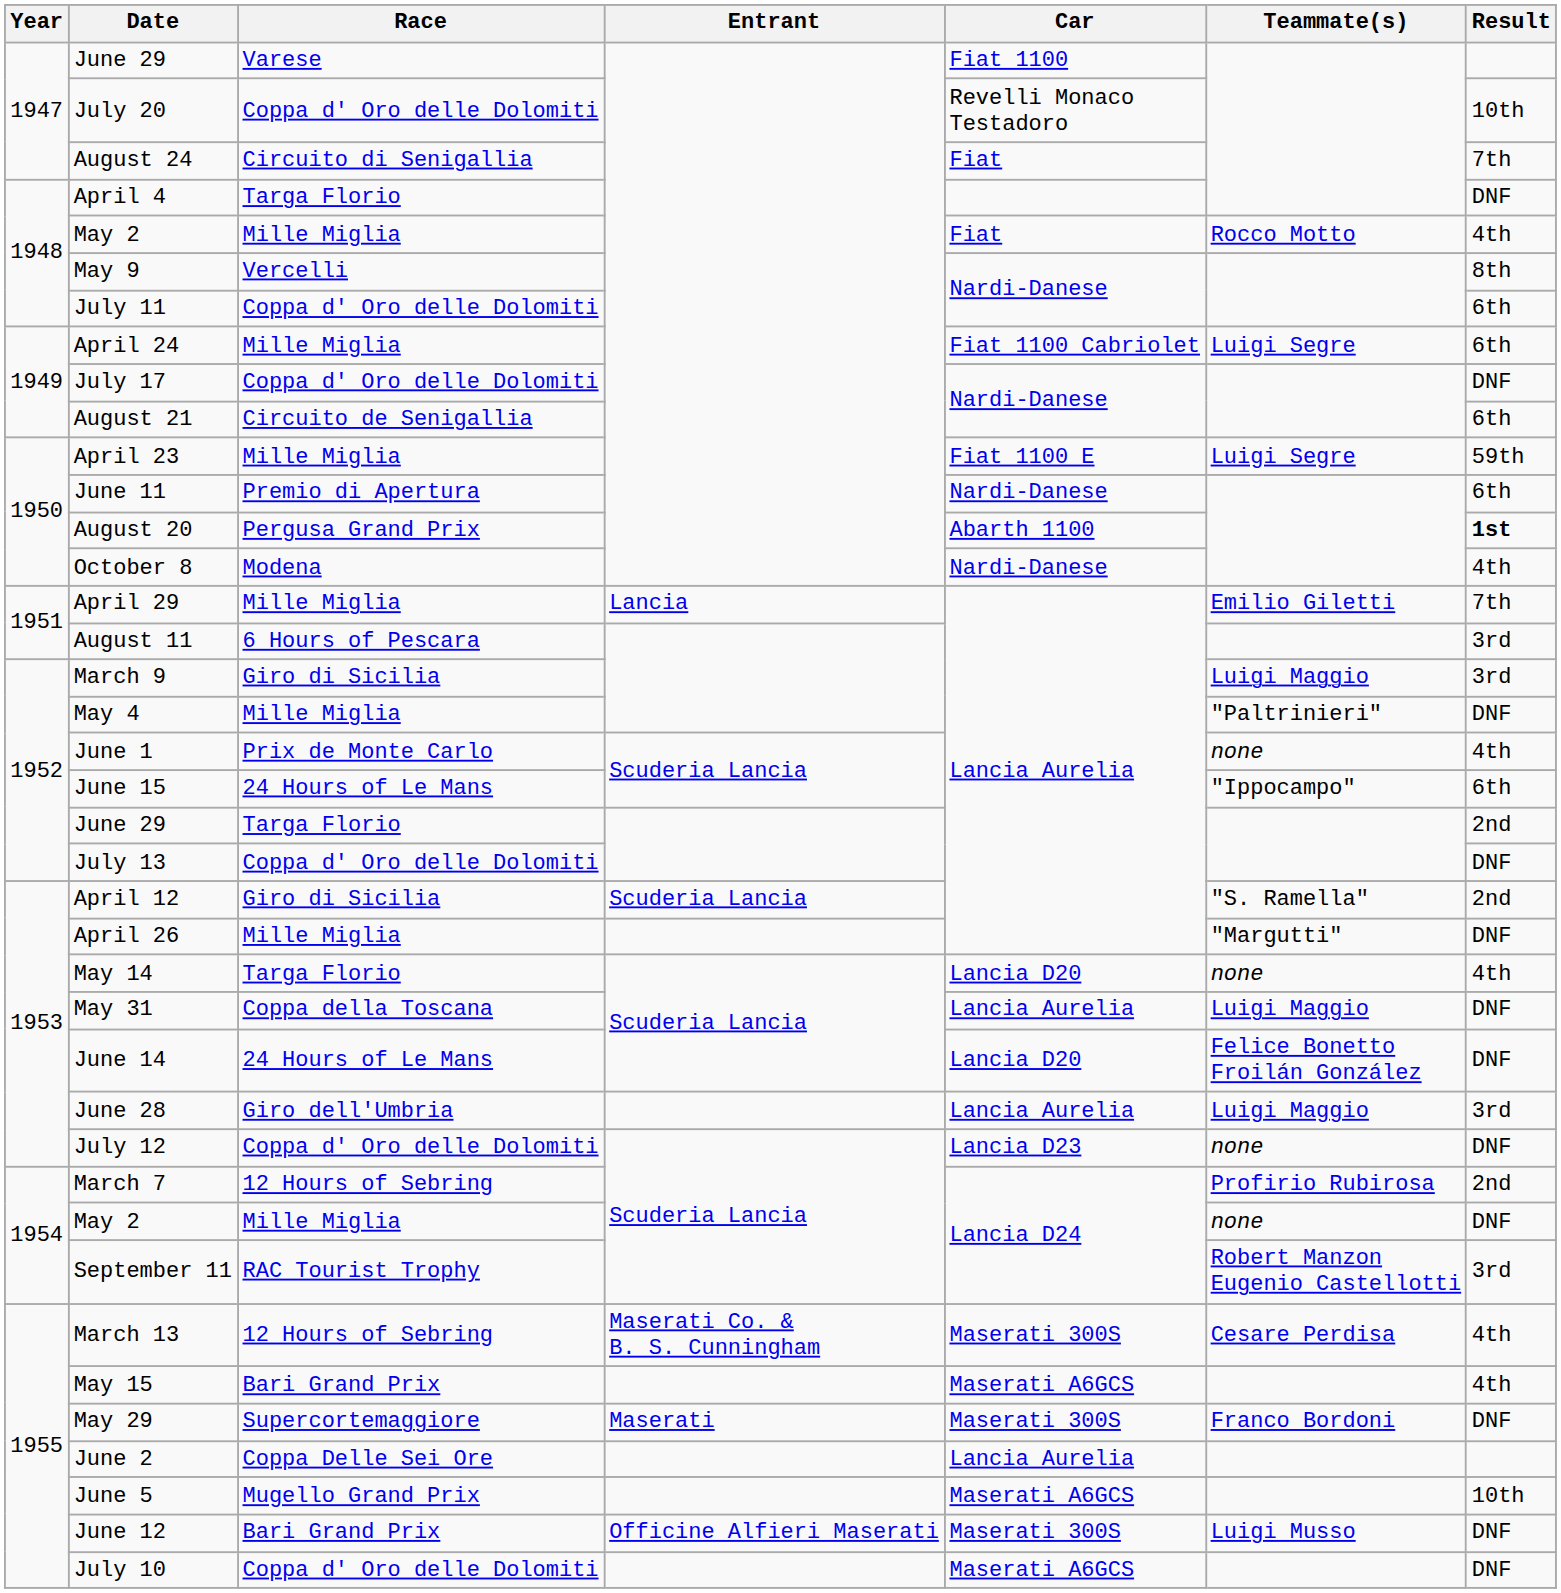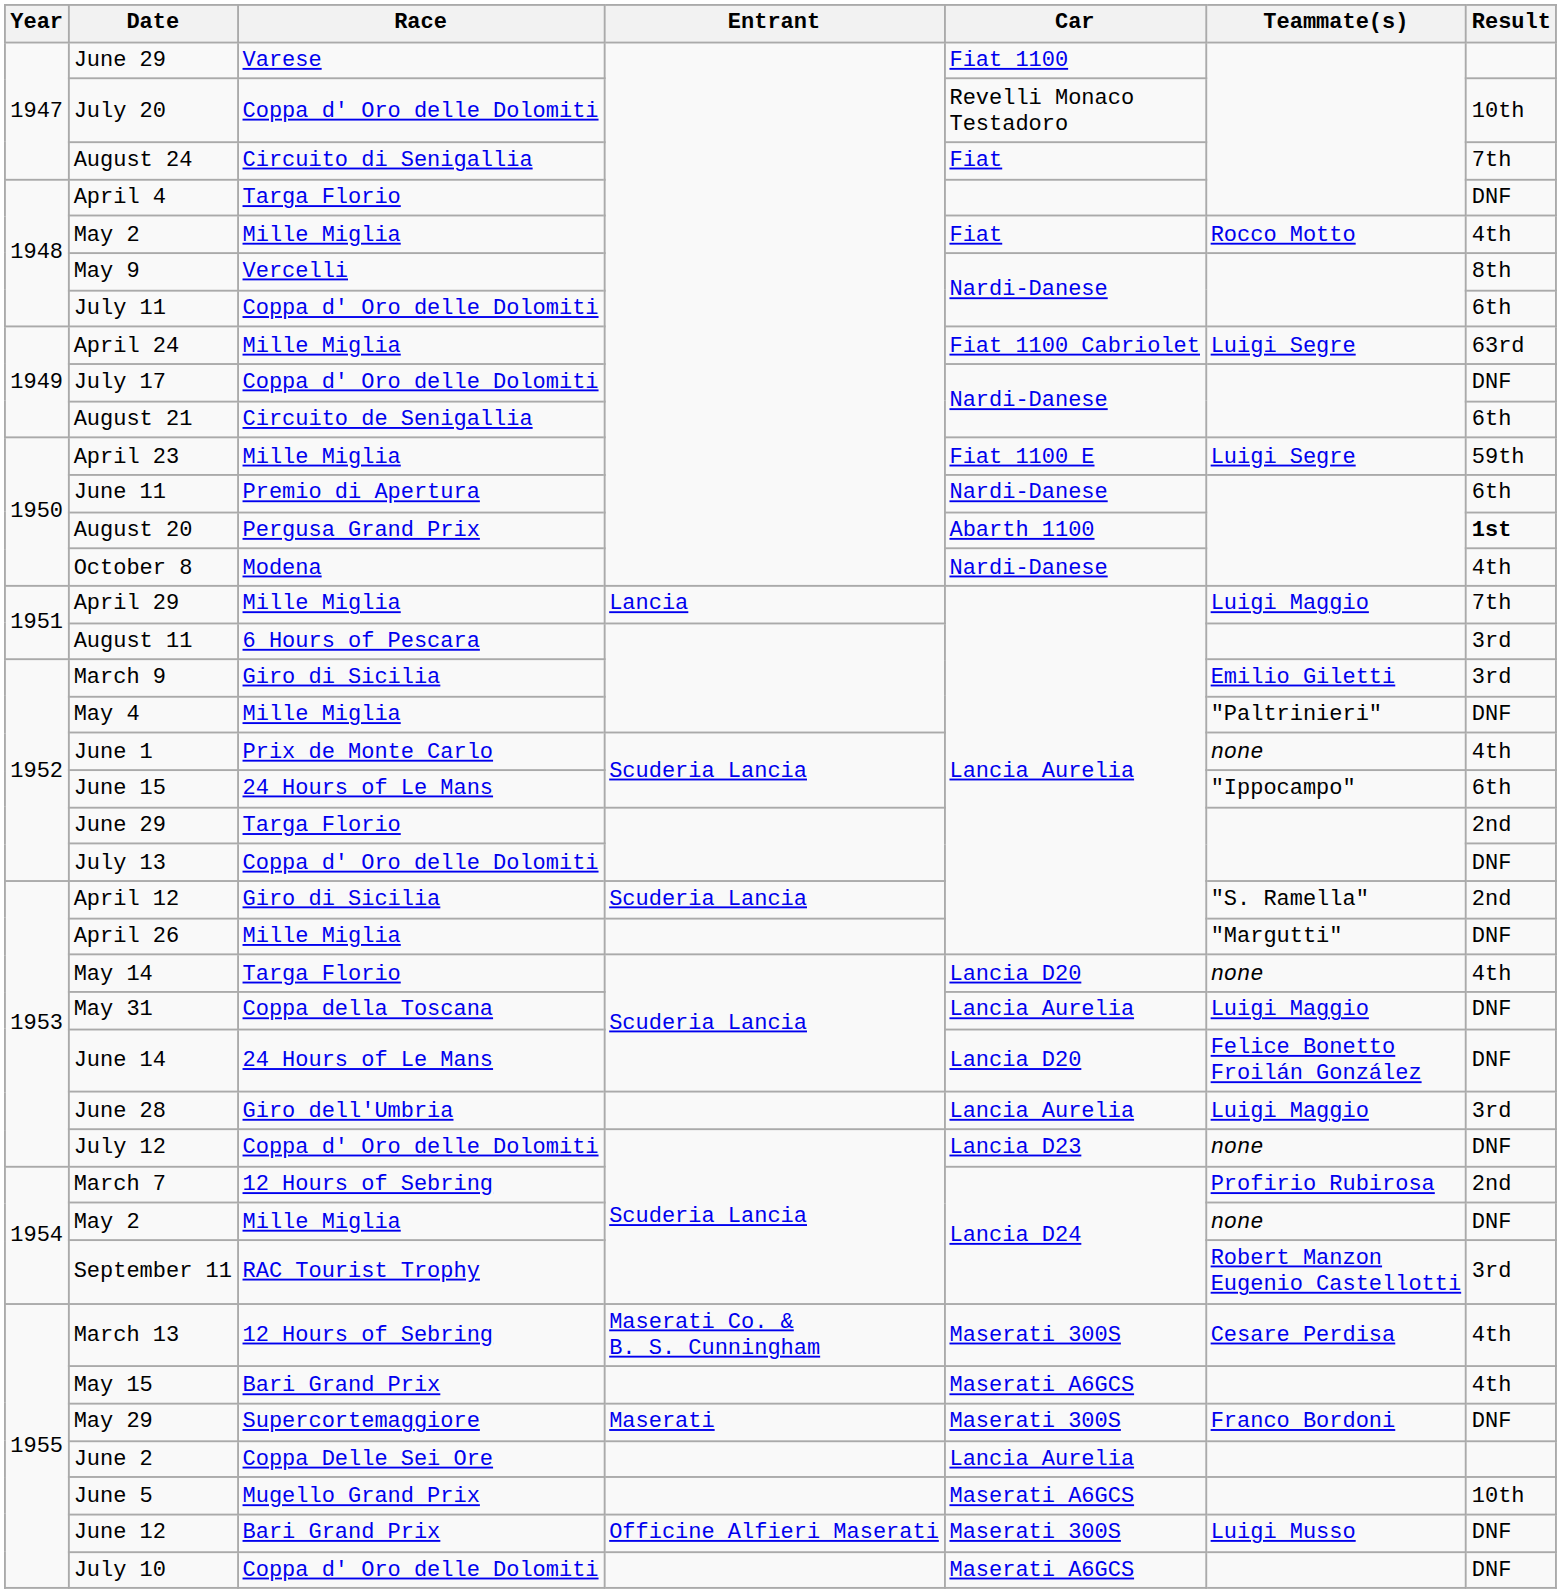(1492, 345) 6th -> (1498, 345) 63rd
(1303, 604) Emilio Giletti -> (1290, 604) Luigi Maggio
(1290, 678) Luigi Maggio -> (1303, 678) Emilio Giletti
